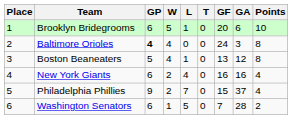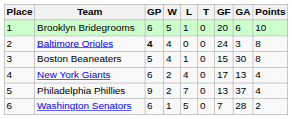(222, 59) 13 -> (222, 59) 15
(241, 59) 12 -> (241, 59) 30
(222, 75) 16 -> (222, 75) 17
(241, 75) 16 -> (241, 75) 13
(222, 91) 15 -> (222, 91) 13
